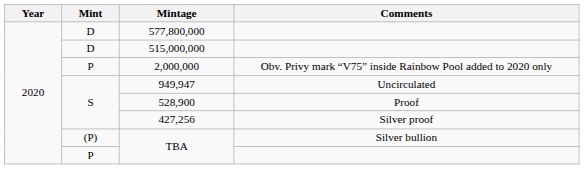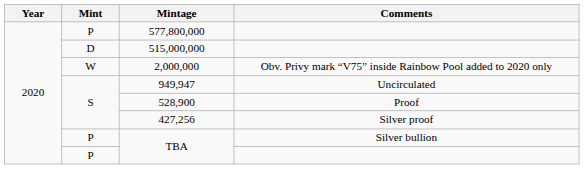(90, 31) D -> (90, 31) P
(90, 66) P -> (90, 66) W
(90, 137) (P) -> (90, 137) P
